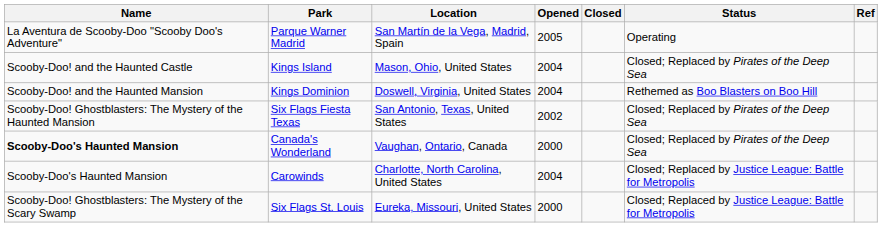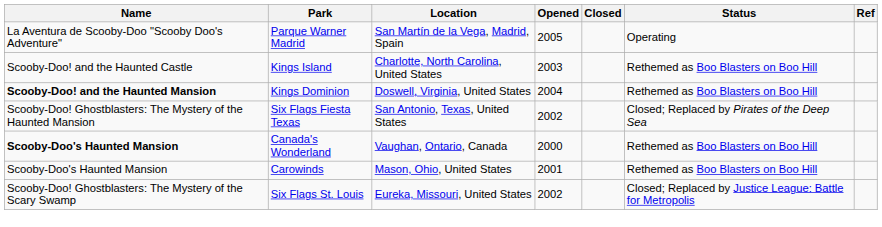(443, 67) Mason, Ohio, United States -> (438, 67) Charlotte, North Carolina, United States
(550, 67) 2004 -> (550, 67) 2003
(728, 67) Closed; Replaced by Pirates of the Deep Sea -> (722, 67) Rethemed as Boo Blasters on Boo Hill
(105, 91) normal -> (111, 91) bold
(728, 146) Closed; Replaced by Pirates of the Deep Sea -> (722, 146) Rethemed as Boo Blasters on Boo Hill
(438, 176) Charlotte, North Carolina, United States -> (443, 170) Mason, Ohio, United States
(550, 176) 2004 -> (550, 170) 2001
(735, 176) Closed; Replaced by Justice League: Battle for Metropolis -> (722, 170) Rethemed as Boo Blasters on Boo Hill
(550, 207) 2000 -> (550, 194) 2002
